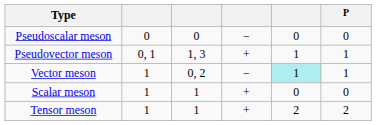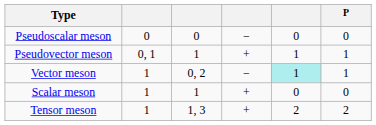(196, 54) 1, 3 -> (196, 54) 1
(196, 110) 1 -> (196, 110) 1, 3
